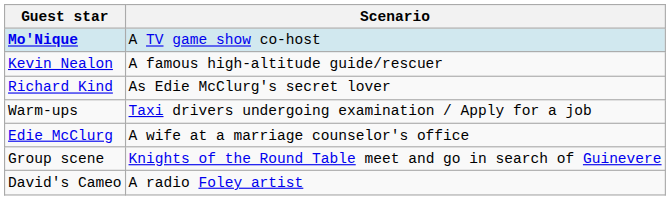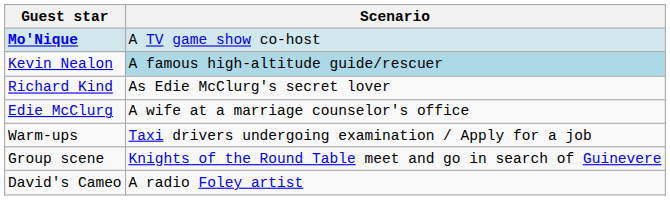(286, 64) no background -> (286, 64) lightblue background
rows swapped: (60, 135) <-> (43, 111)
